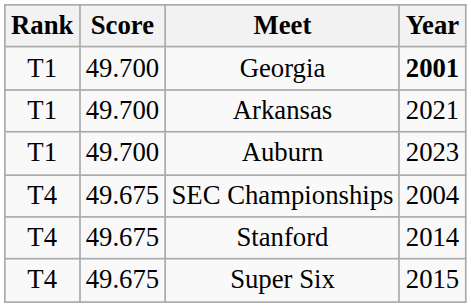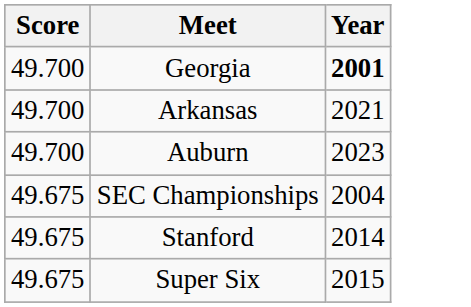- column: (42, 25)
